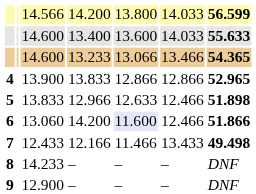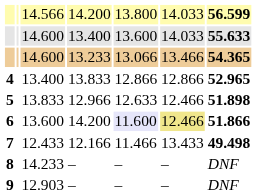(43, 78) 13.900 -> (43, 78) 13.400
(43, 121) 13.060 -> (43, 121) 13.600
(182, 121) no background -> (182, 121) khaki background
(43, 185) 12.900 -> (43, 185) 12.903
